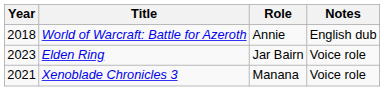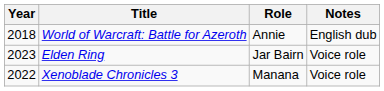(22, 75) 2021 -> (22, 75) 2022
